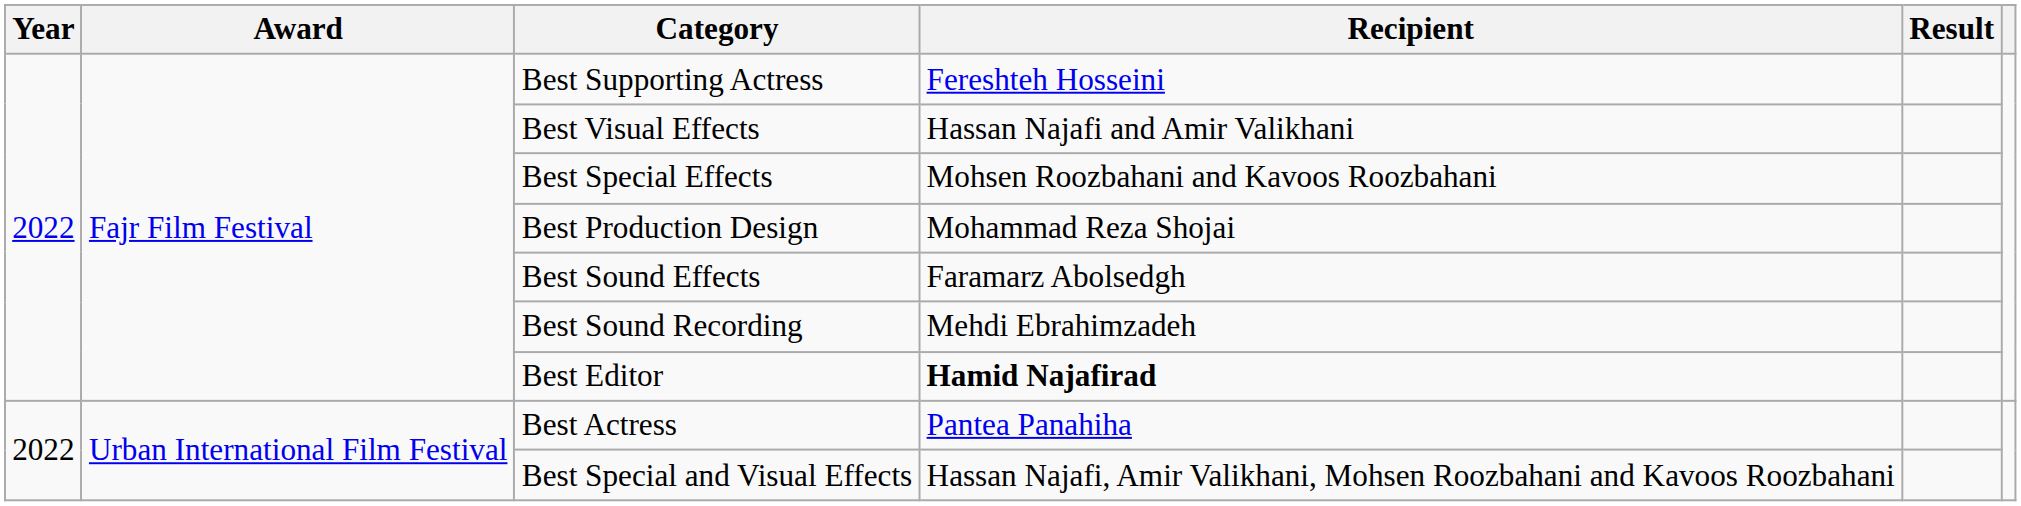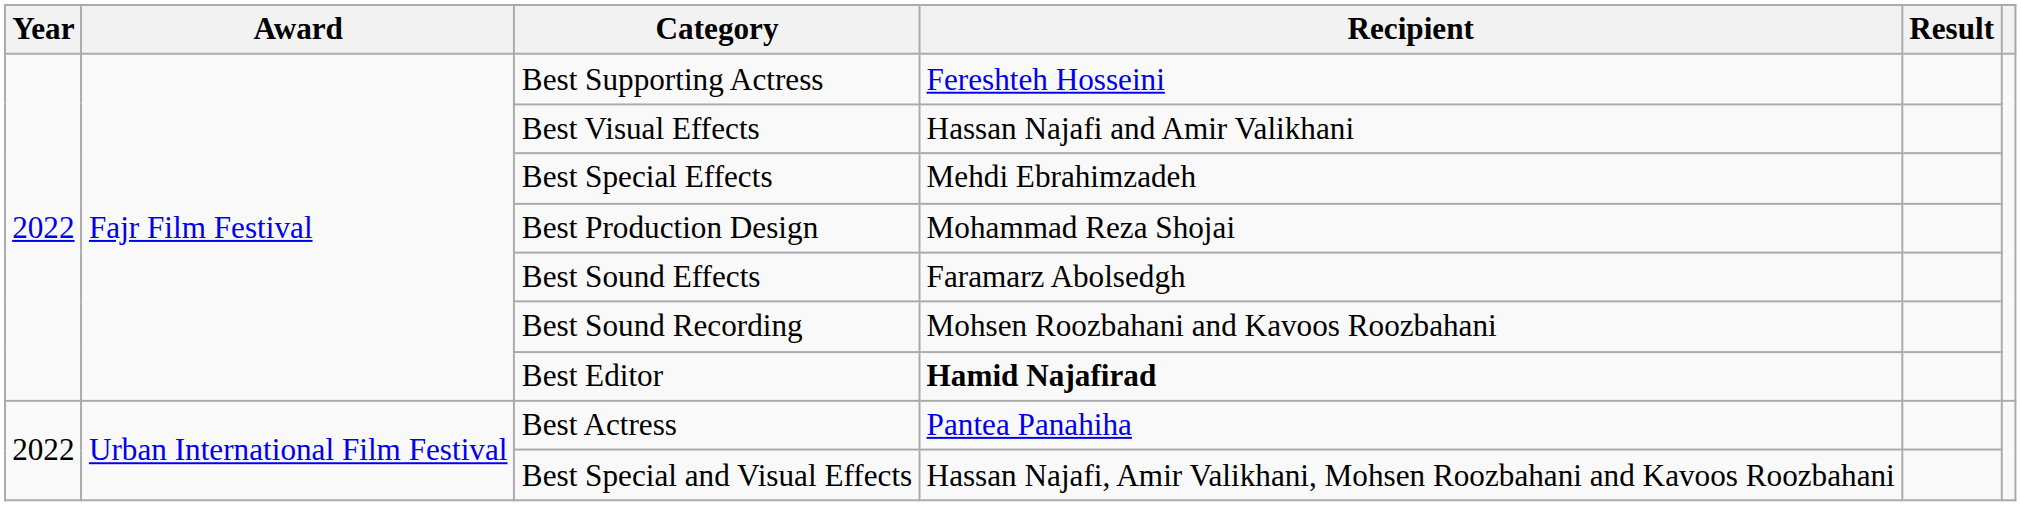(1212, 177) Mohsen Roozbahani and Kavoos Roozbahani -> (1061, 177) Mehdi Ebrahimzadeh
(1061, 326) Mehdi Ebrahimzadeh -> (1212, 326) Mohsen Roozbahani and Kavoos Roozbahani
